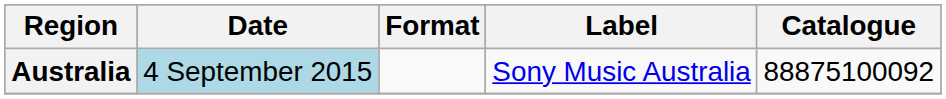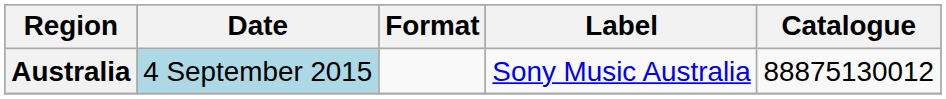(849, 70) 88875100092 -> (849, 70) 88875130012
